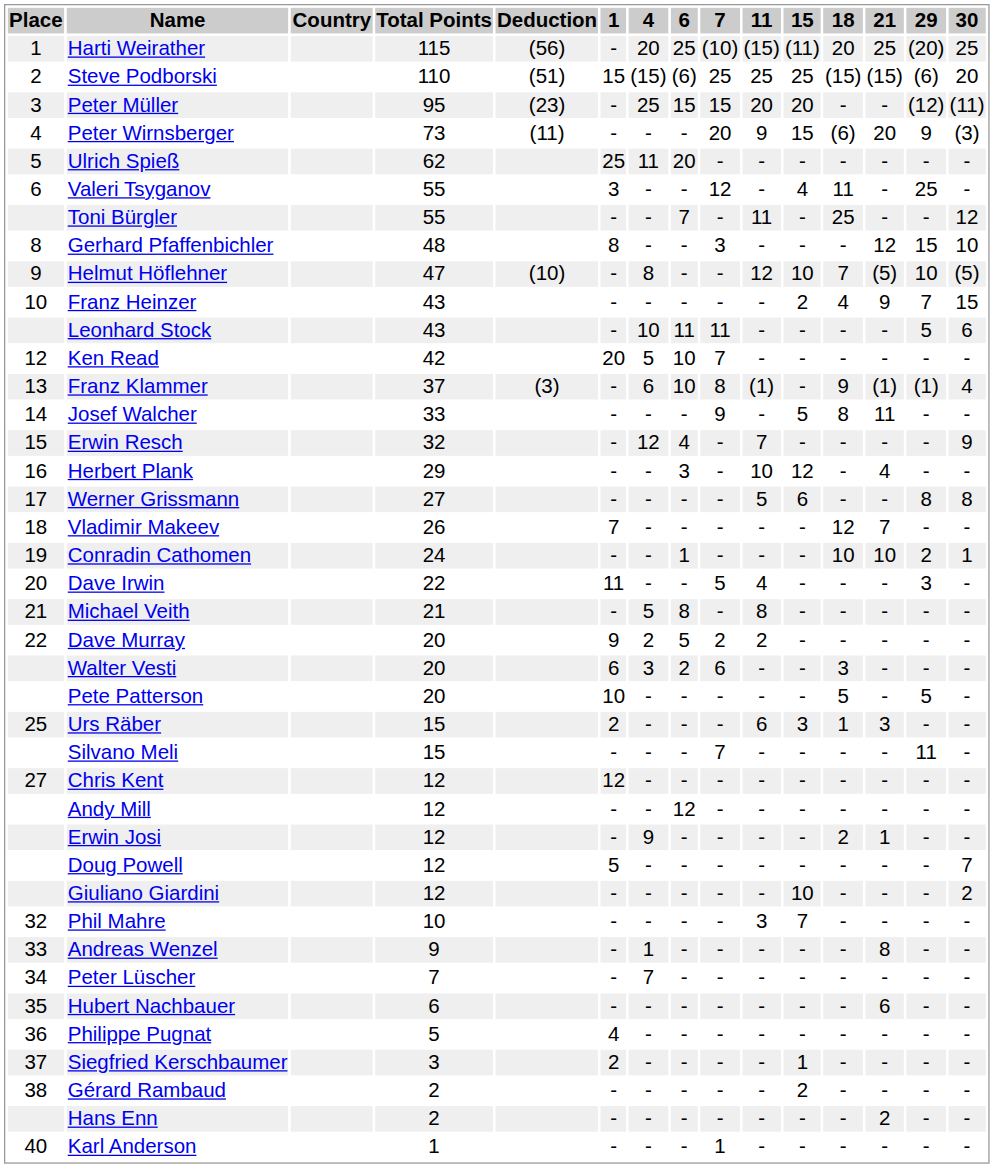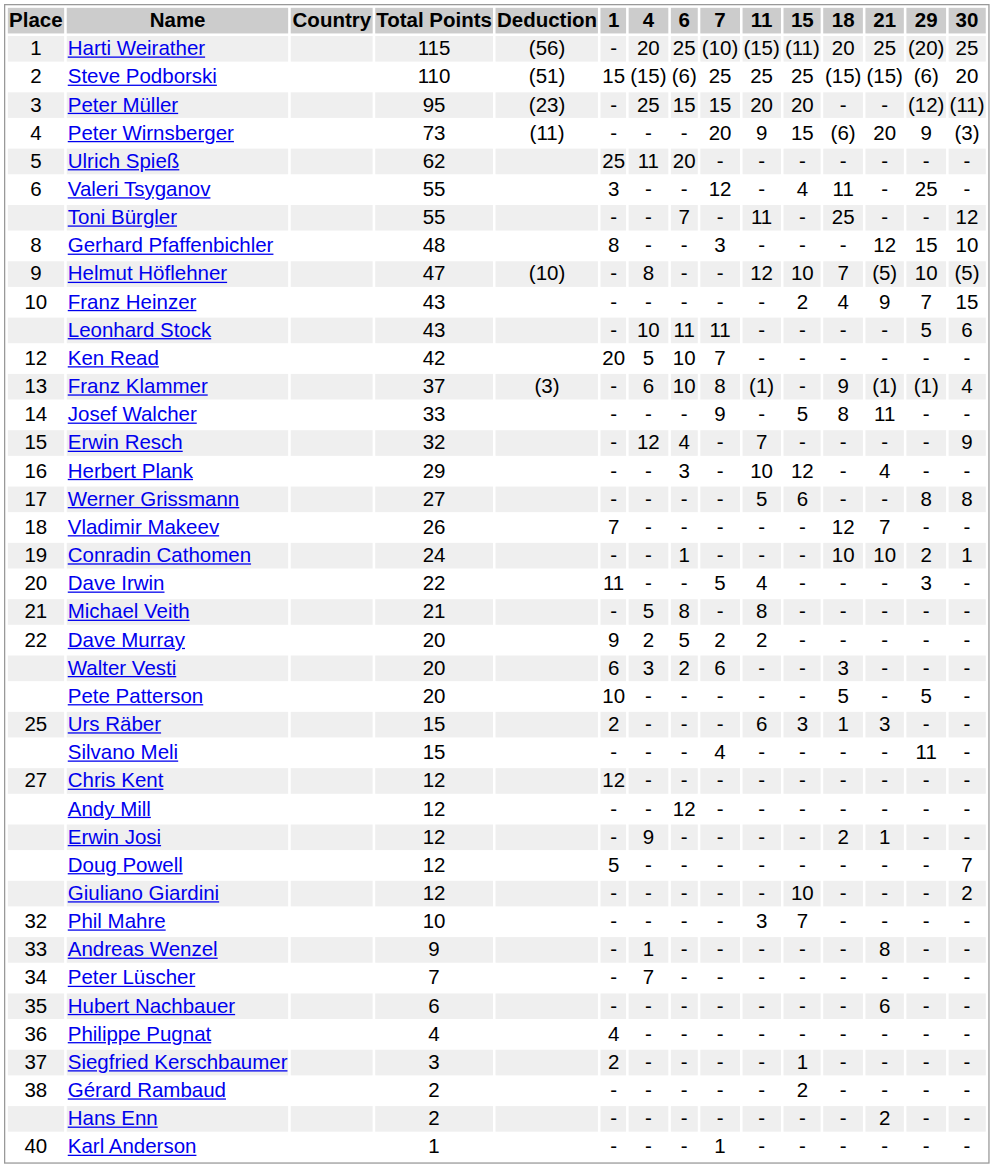(720, 752) 7 -> (720, 752) 4
(434, 1034) 5 -> (434, 1034) 4
